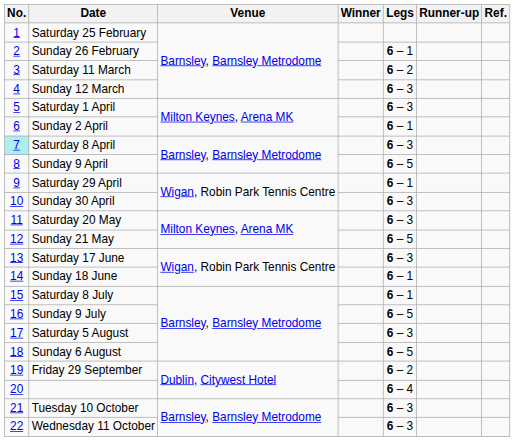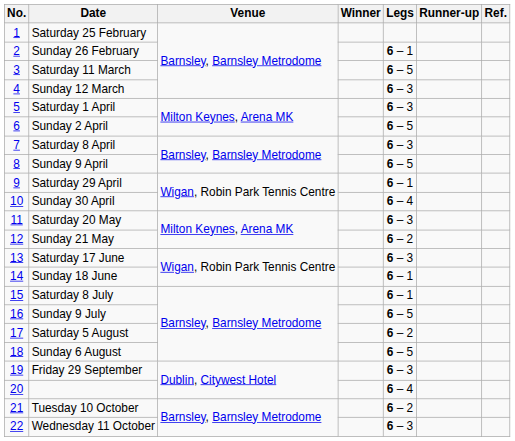(400, 70) 6 – 2 -> (400, 70) 6 – 5
(400, 126) 6 – 1 -> (400, 126) 6 – 5
(17, 145) paleturquoise background -> (17, 145) no background
(400, 201) 6 – 3 -> (400, 201) 6 – 4
(400, 239) 6 – 5 -> (400, 239) 6 – 2
(400, 333) 6 – 3 -> (400, 333) 6 – 2
(400, 370) 6 – 2 -> (400, 370) 6 – 3
(400, 408) 6 – 3 -> (400, 408) 6 – 2
